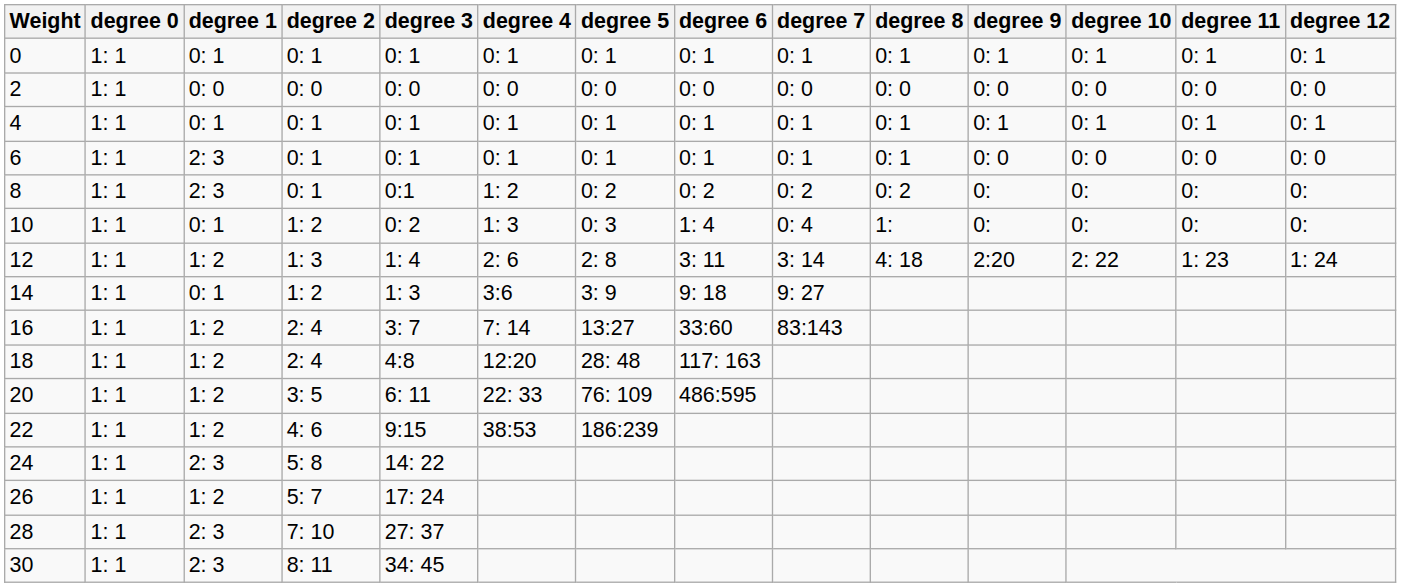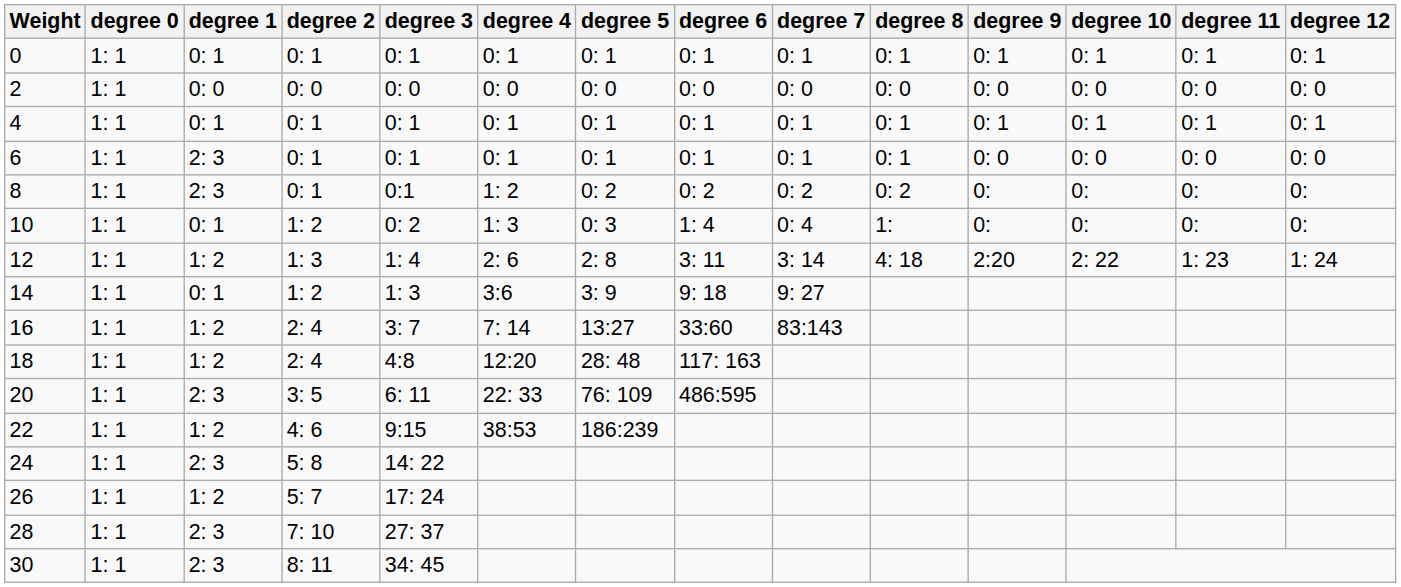(207, 395) 1: 2 -> (207, 395) 2: 3
